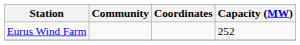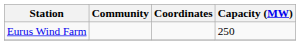(226, 31) 252 -> (226, 31) 250
